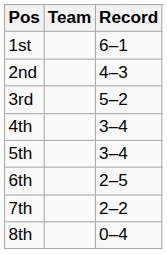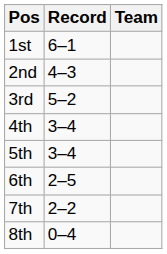columns swapped: (69, 18) <-> (129, 18)
